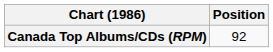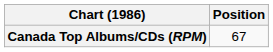(239, 36) 92 -> (239, 36) 67
